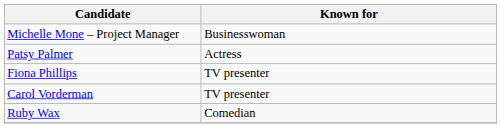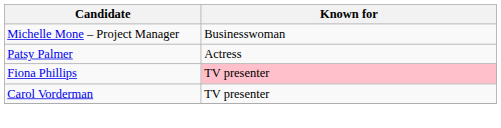(237, 73) no background -> (237, 73) pink background
- row: (34, 113)
